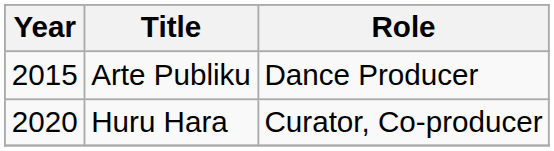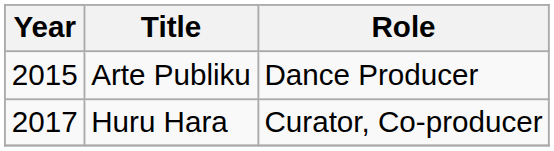(45, 121) 2020 -> (45, 121) 2017
